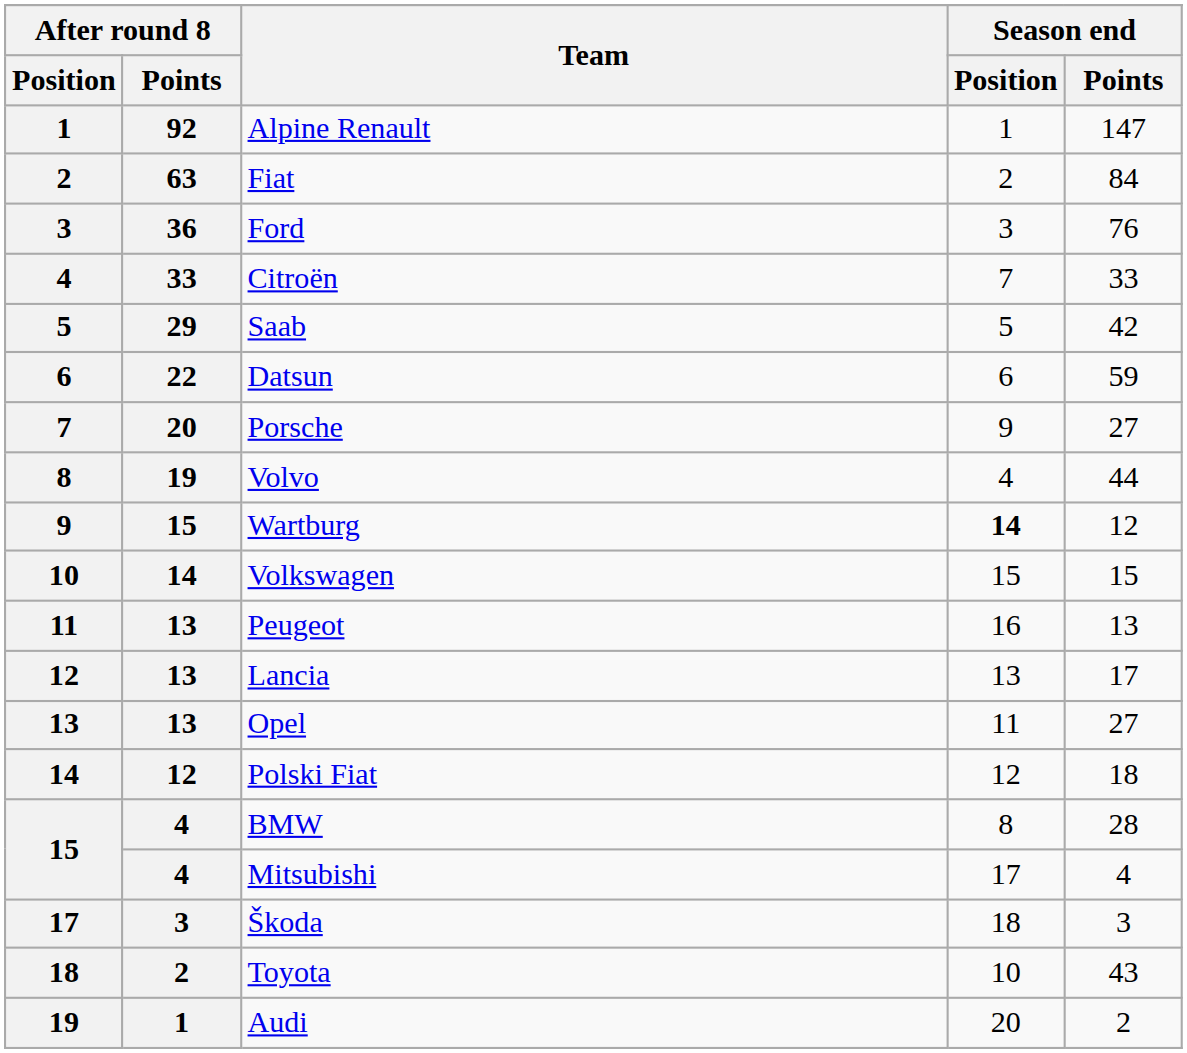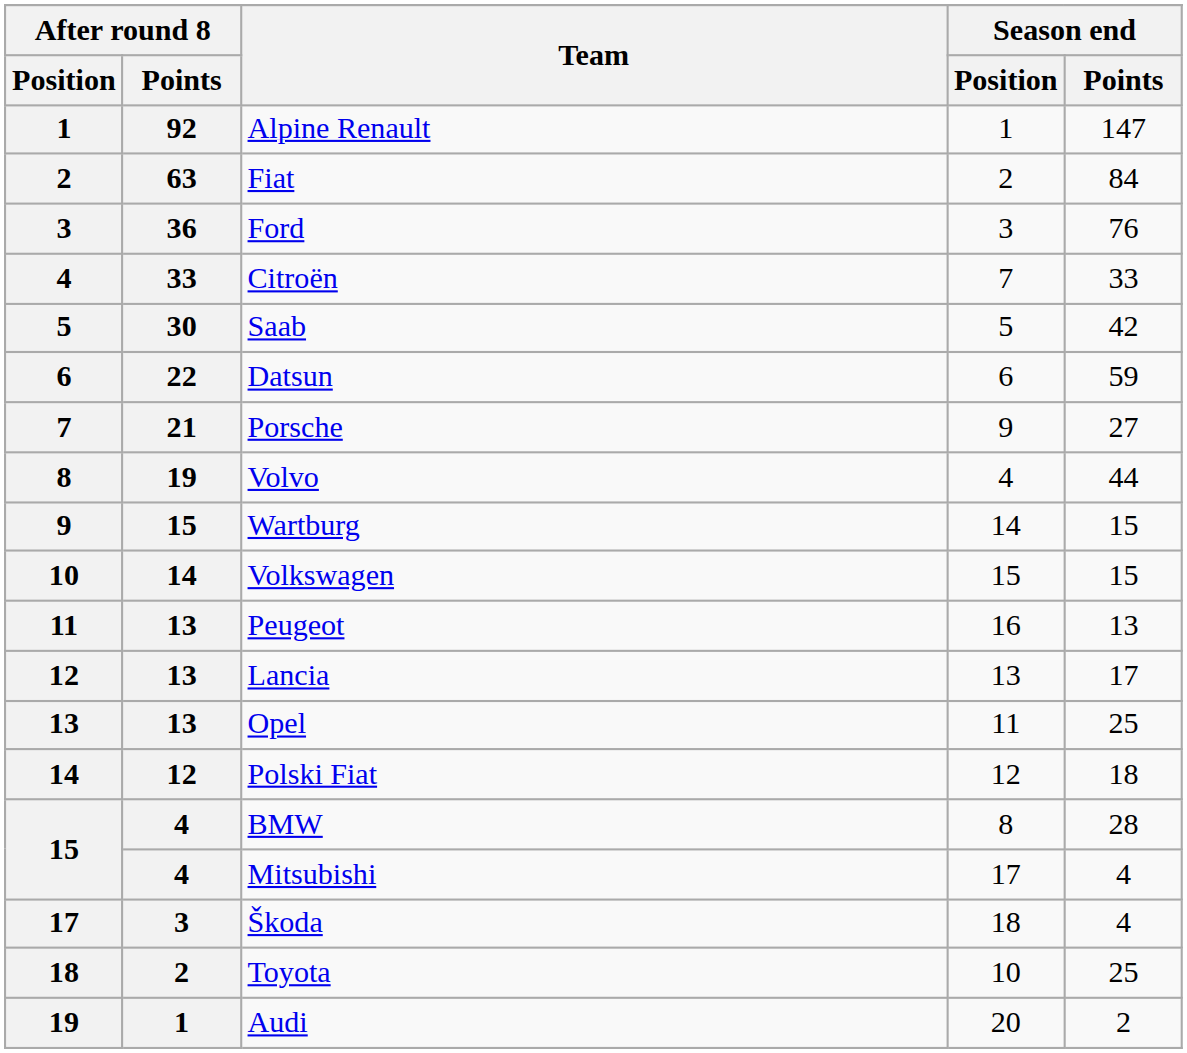(182, 327) 29 -> (182, 327) 30
(182, 426) 20 -> (182, 426) 21
(1006, 526) bold -> (1006, 526) normal
(1123, 526) 12 -> (1123, 526) 15
(1123, 724) 27 -> (1123, 724) 25
(1123, 923) 3 -> (1123, 923) 4
(1123, 972) 43 -> (1123, 972) 25
